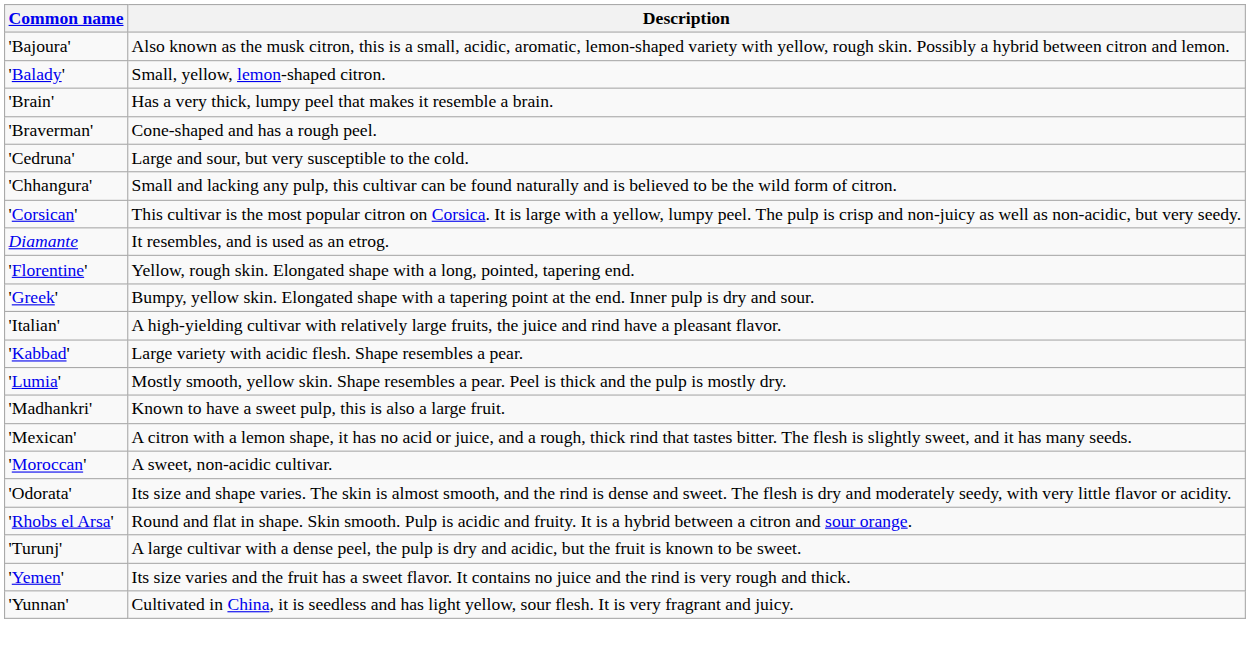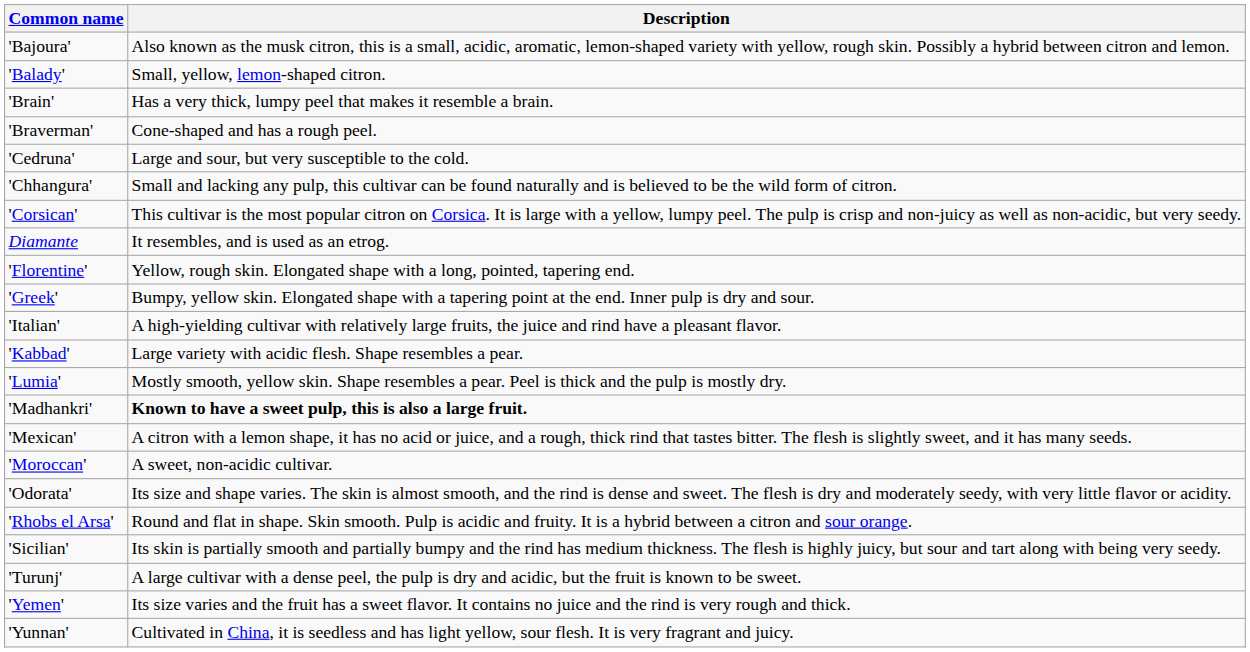(318, 409) normal -> (329, 409) bold
+ row: (39, 548)
